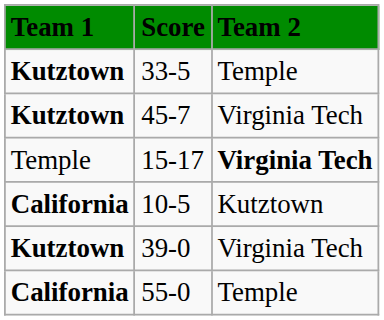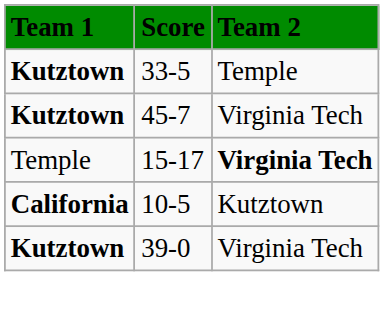- row: (166, 292)
